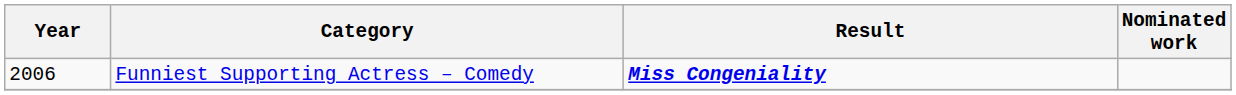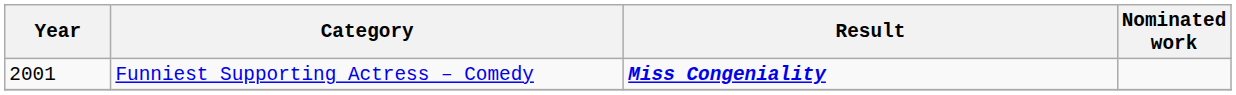(33, 74) 2006 -> (33, 74) 2001
